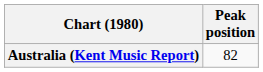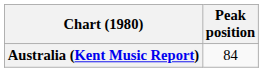(230, 55) 82 -> (230, 55) 84
